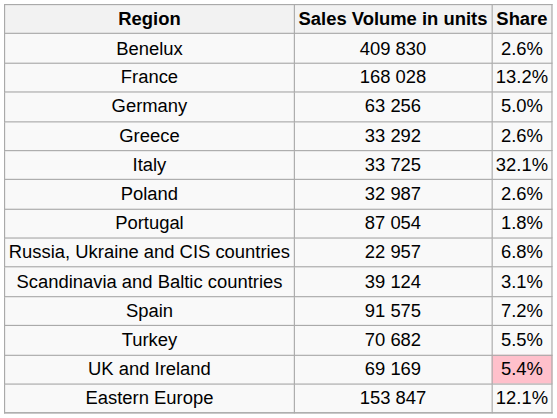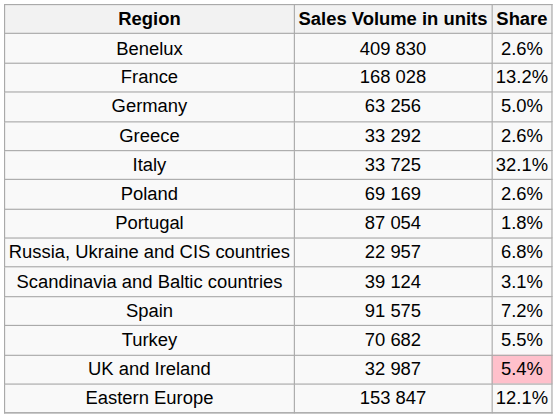(393, 194) 32 987 -> (393, 194) 69 169
(393, 369) 69 169 -> (393, 369) 32 987
